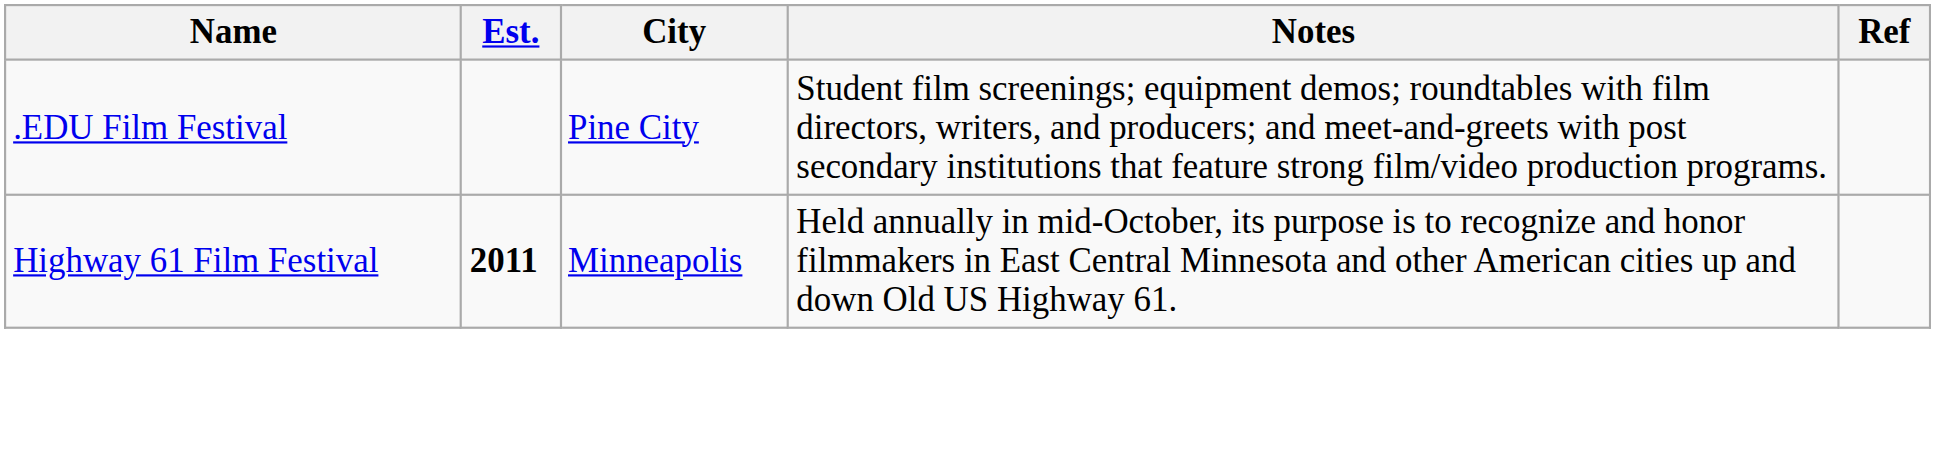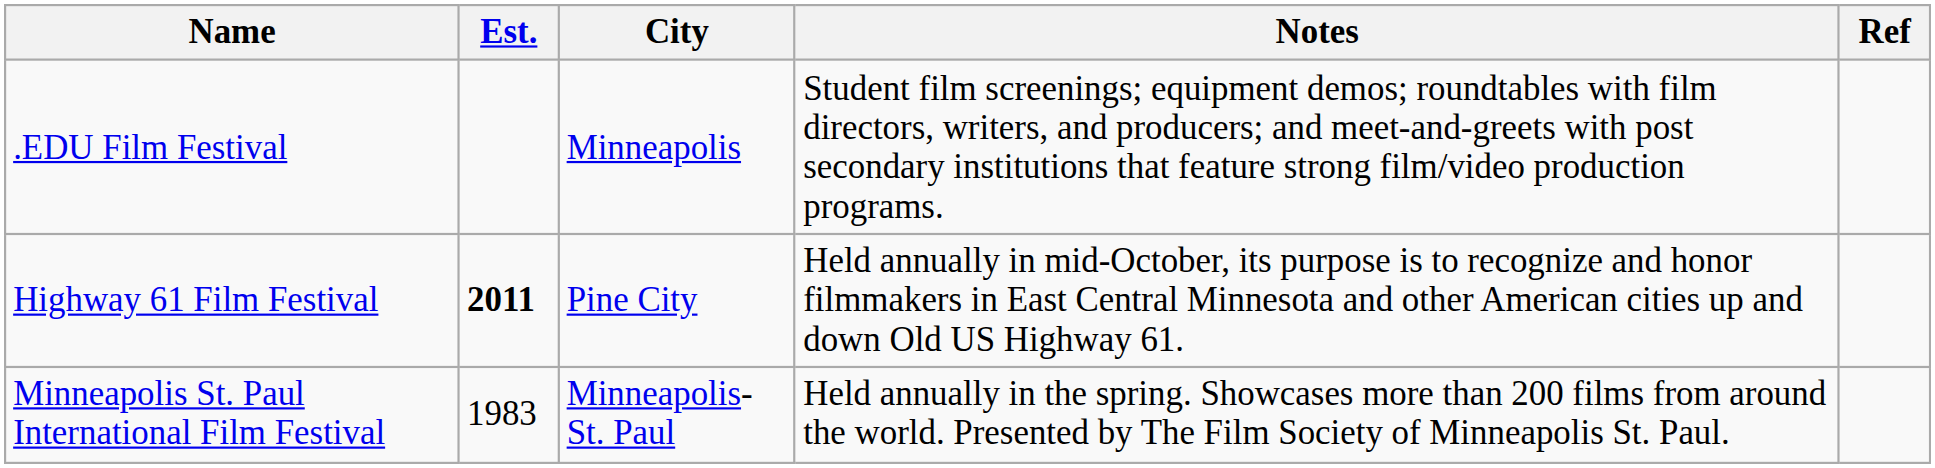(633, 126) Pine City -> (654, 146) Minneapolis
(655, 260) Minneapolis -> (632, 299) Pine City
+ row: (199, 413)
